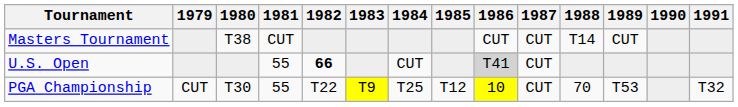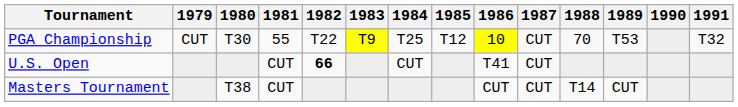rows swapped: (89, 41) <-> (80, 89)
(281, 65) 55 -> (281, 65) CUT
(496, 65) lightgrey background -> (496, 65) no background
